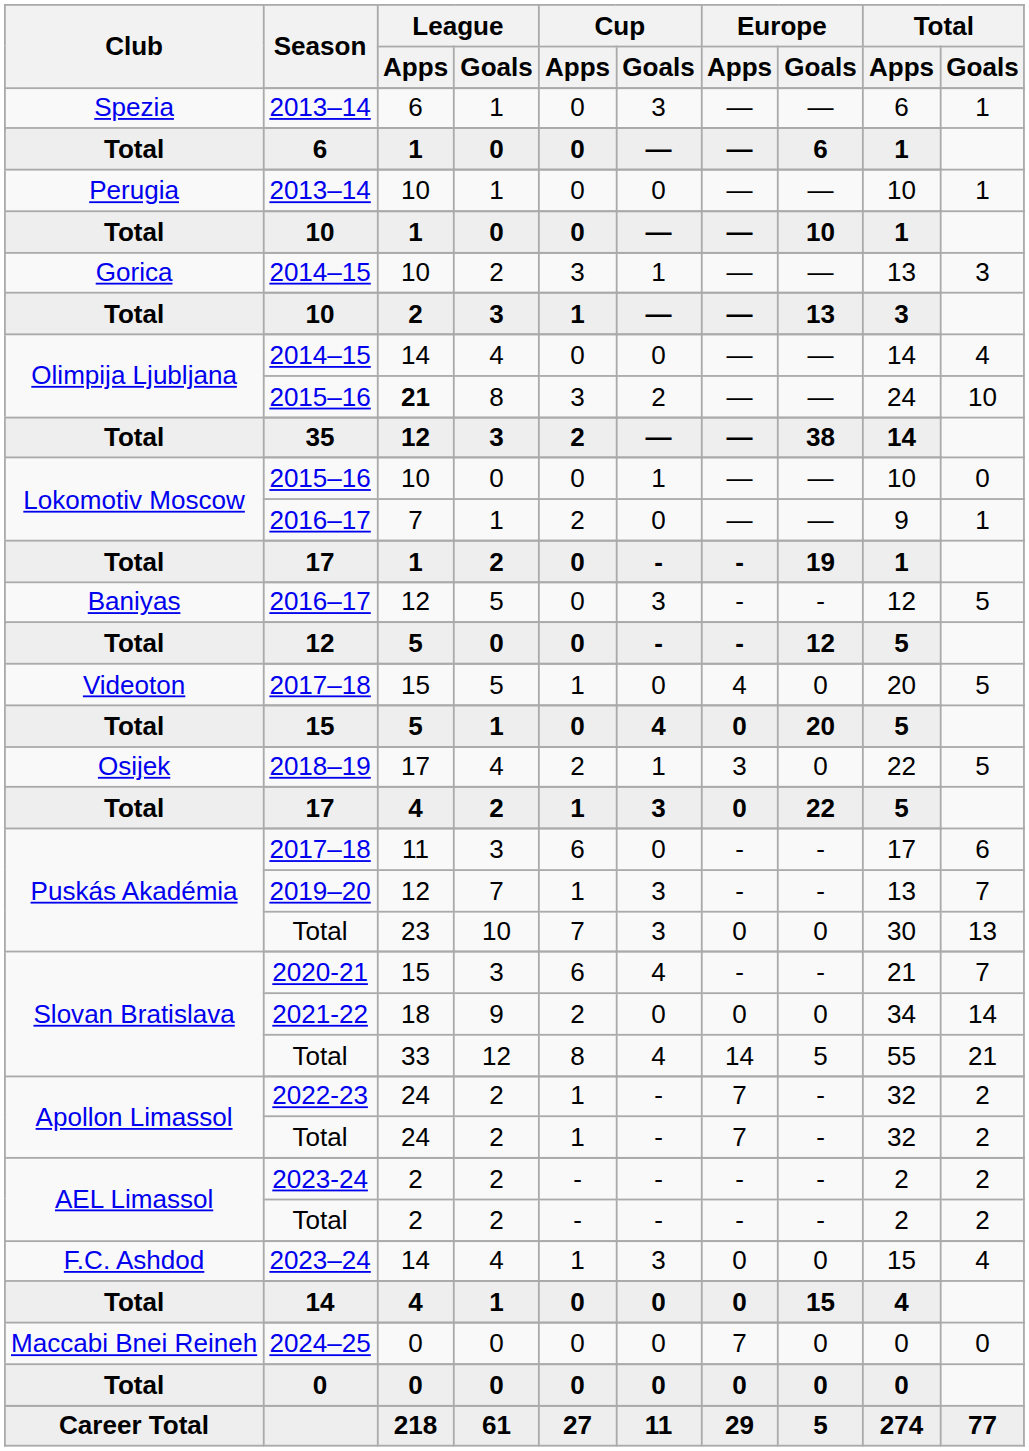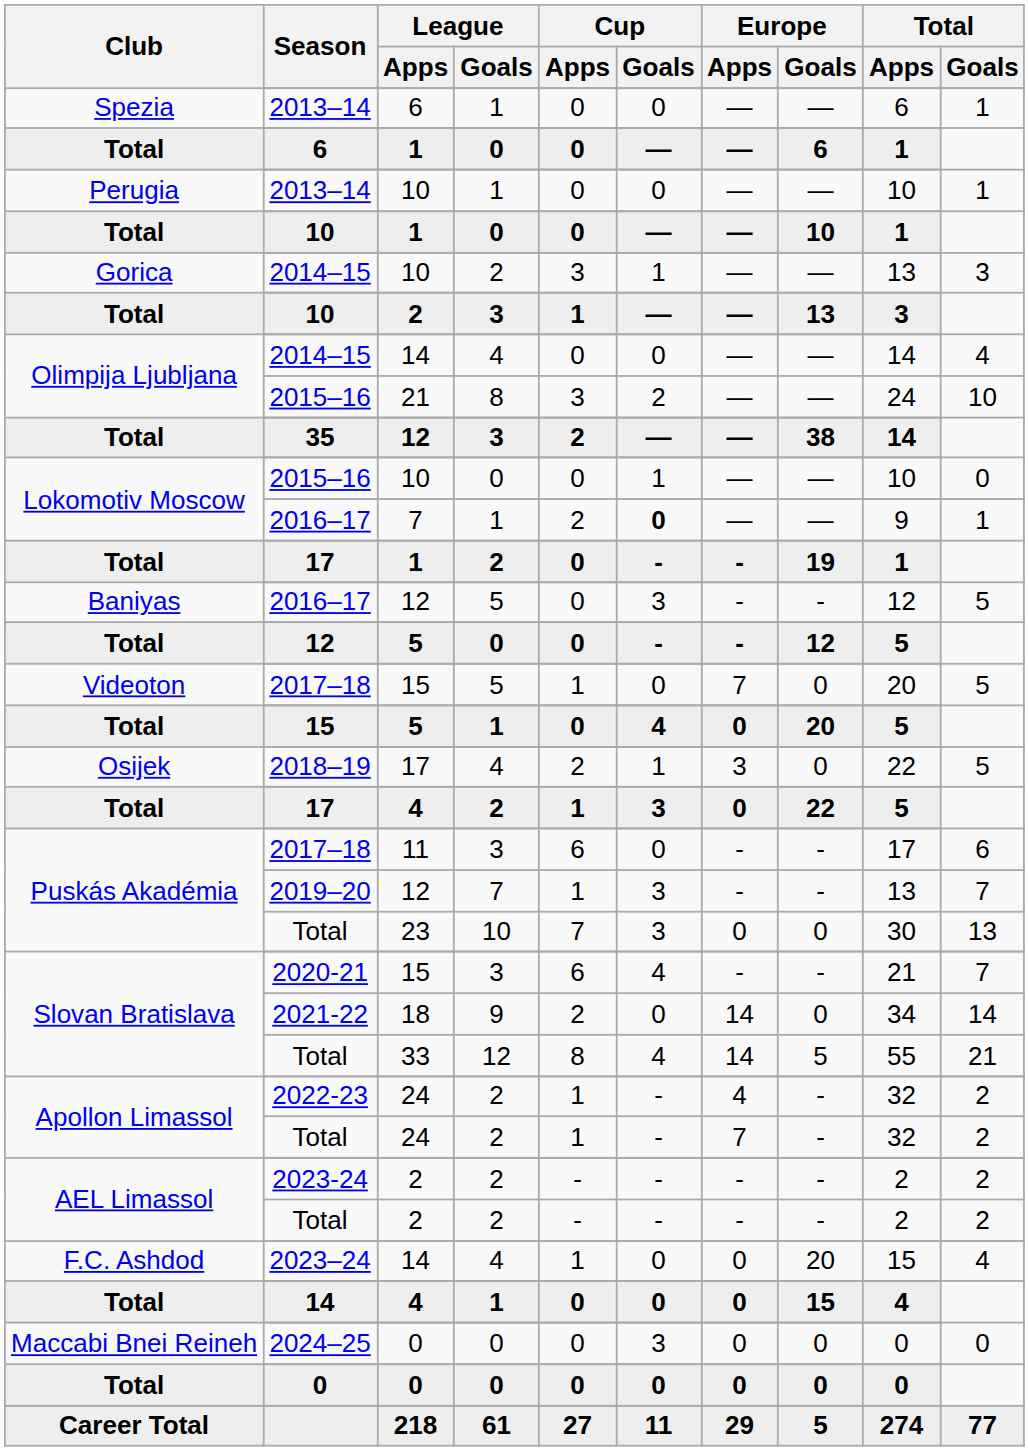(659, 108) 3 -> (659, 108) 0
(416, 396) bold -> (416, 396) normal
(659, 520) normal -> (659, 520) bold
(740, 685) 4 -> (740, 685) 7
(740, 1014) 0 -> (740, 1014) 14
(740, 1096) 7 -> (740, 1096) 4
(659, 1261) 3 -> (659, 1261) 0
(820, 1261) 0 -> (820, 1261) 20
(659, 1344) 0 -> (659, 1344) 3
(740, 1344) 7 -> (740, 1344) 0
